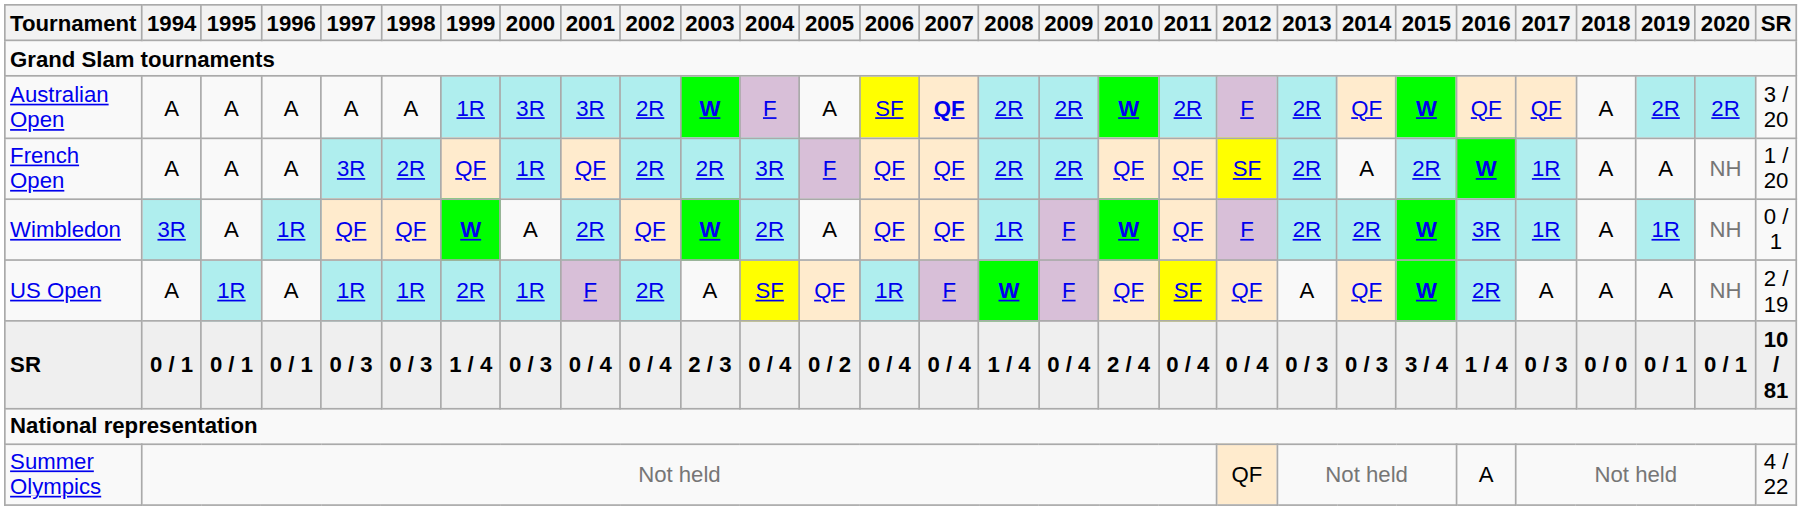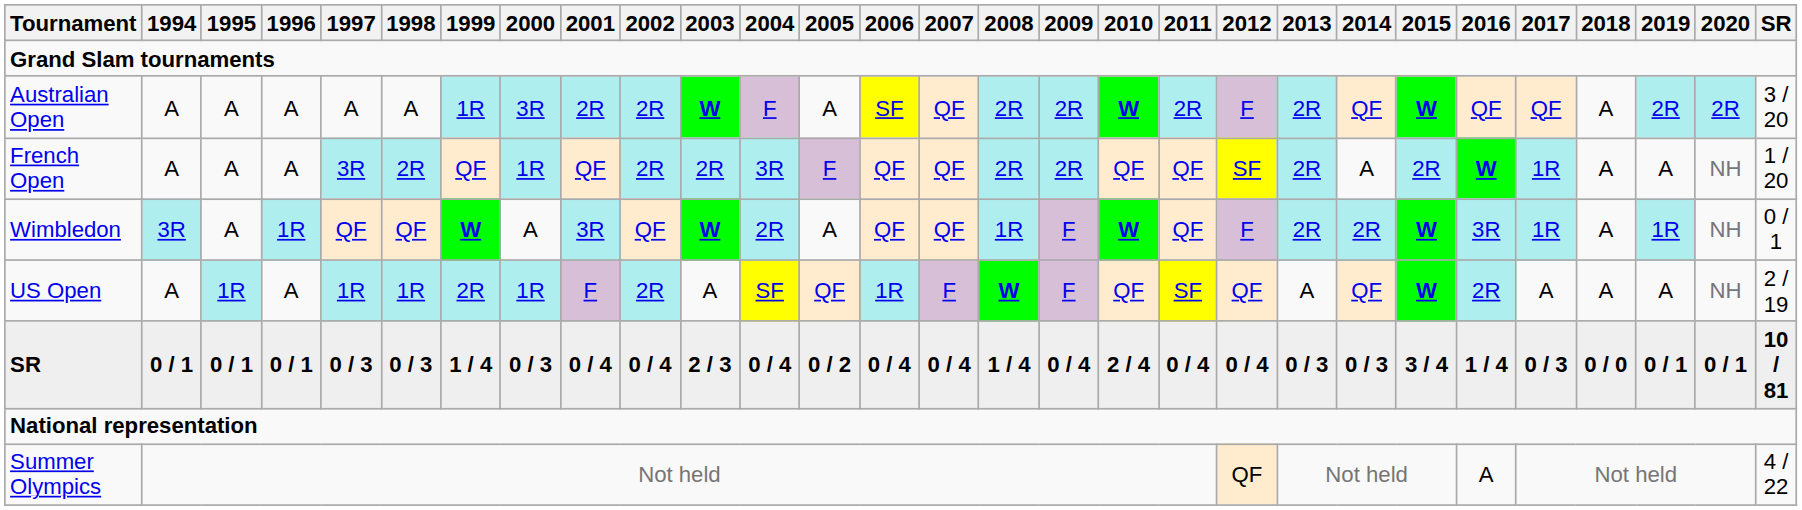(590, 107) 3R -> (590, 107) 2R
(949, 107) bold -> (949, 107) normal
(590, 230) 2R -> (590, 230) 3R
